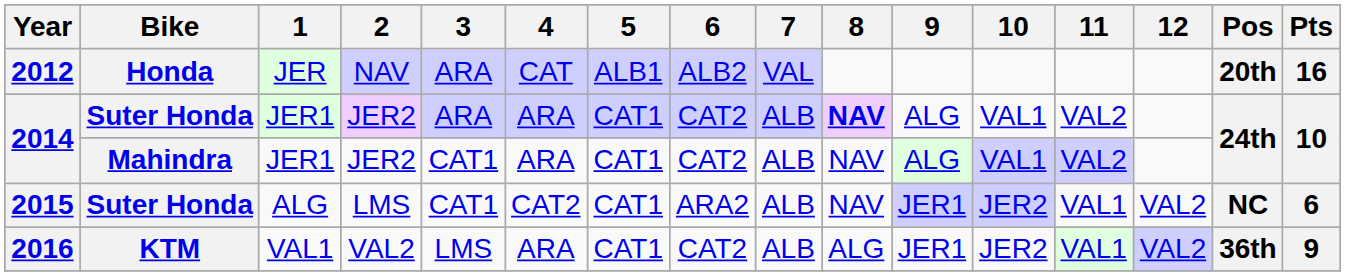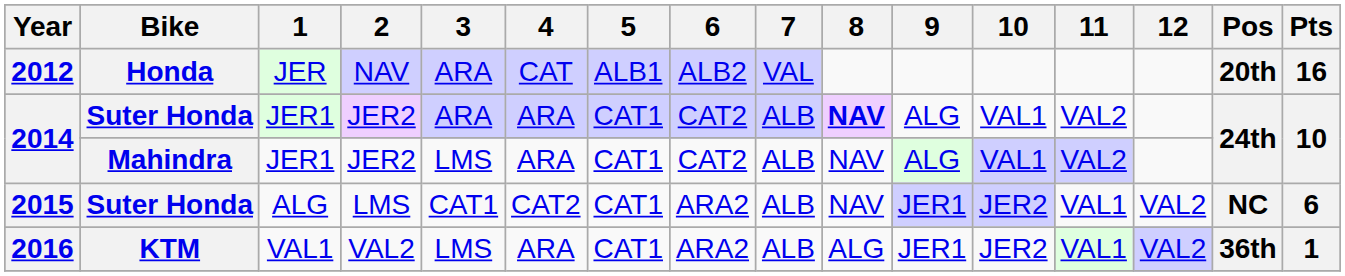(463, 159) CAT1 -> (463, 159) LMS
(712, 248) CAT2 -> (712, 248) ARA2
(1311, 248) 9 -> (1311, 248) 1
